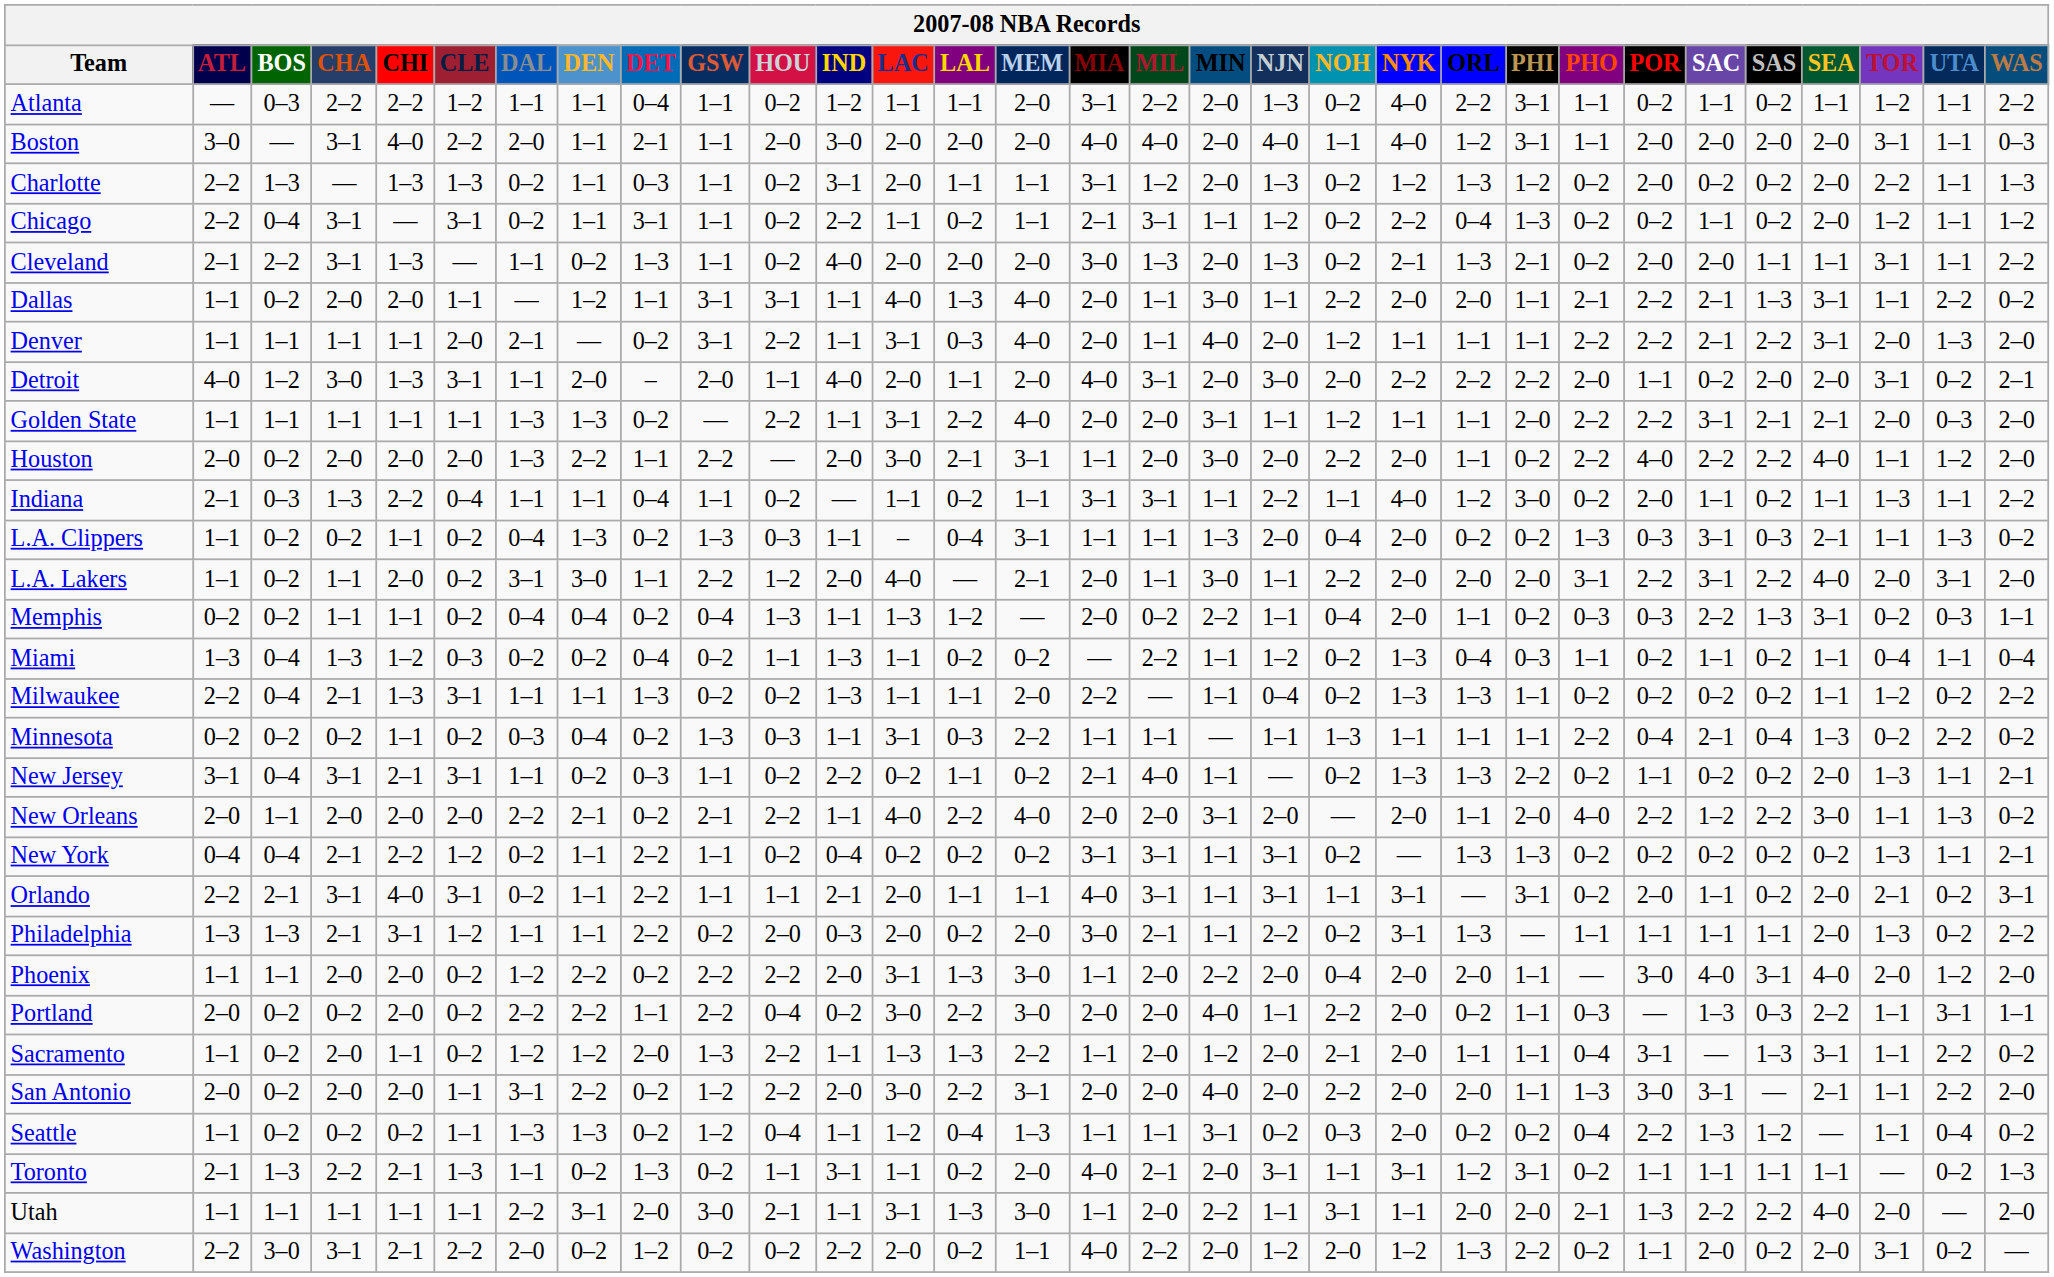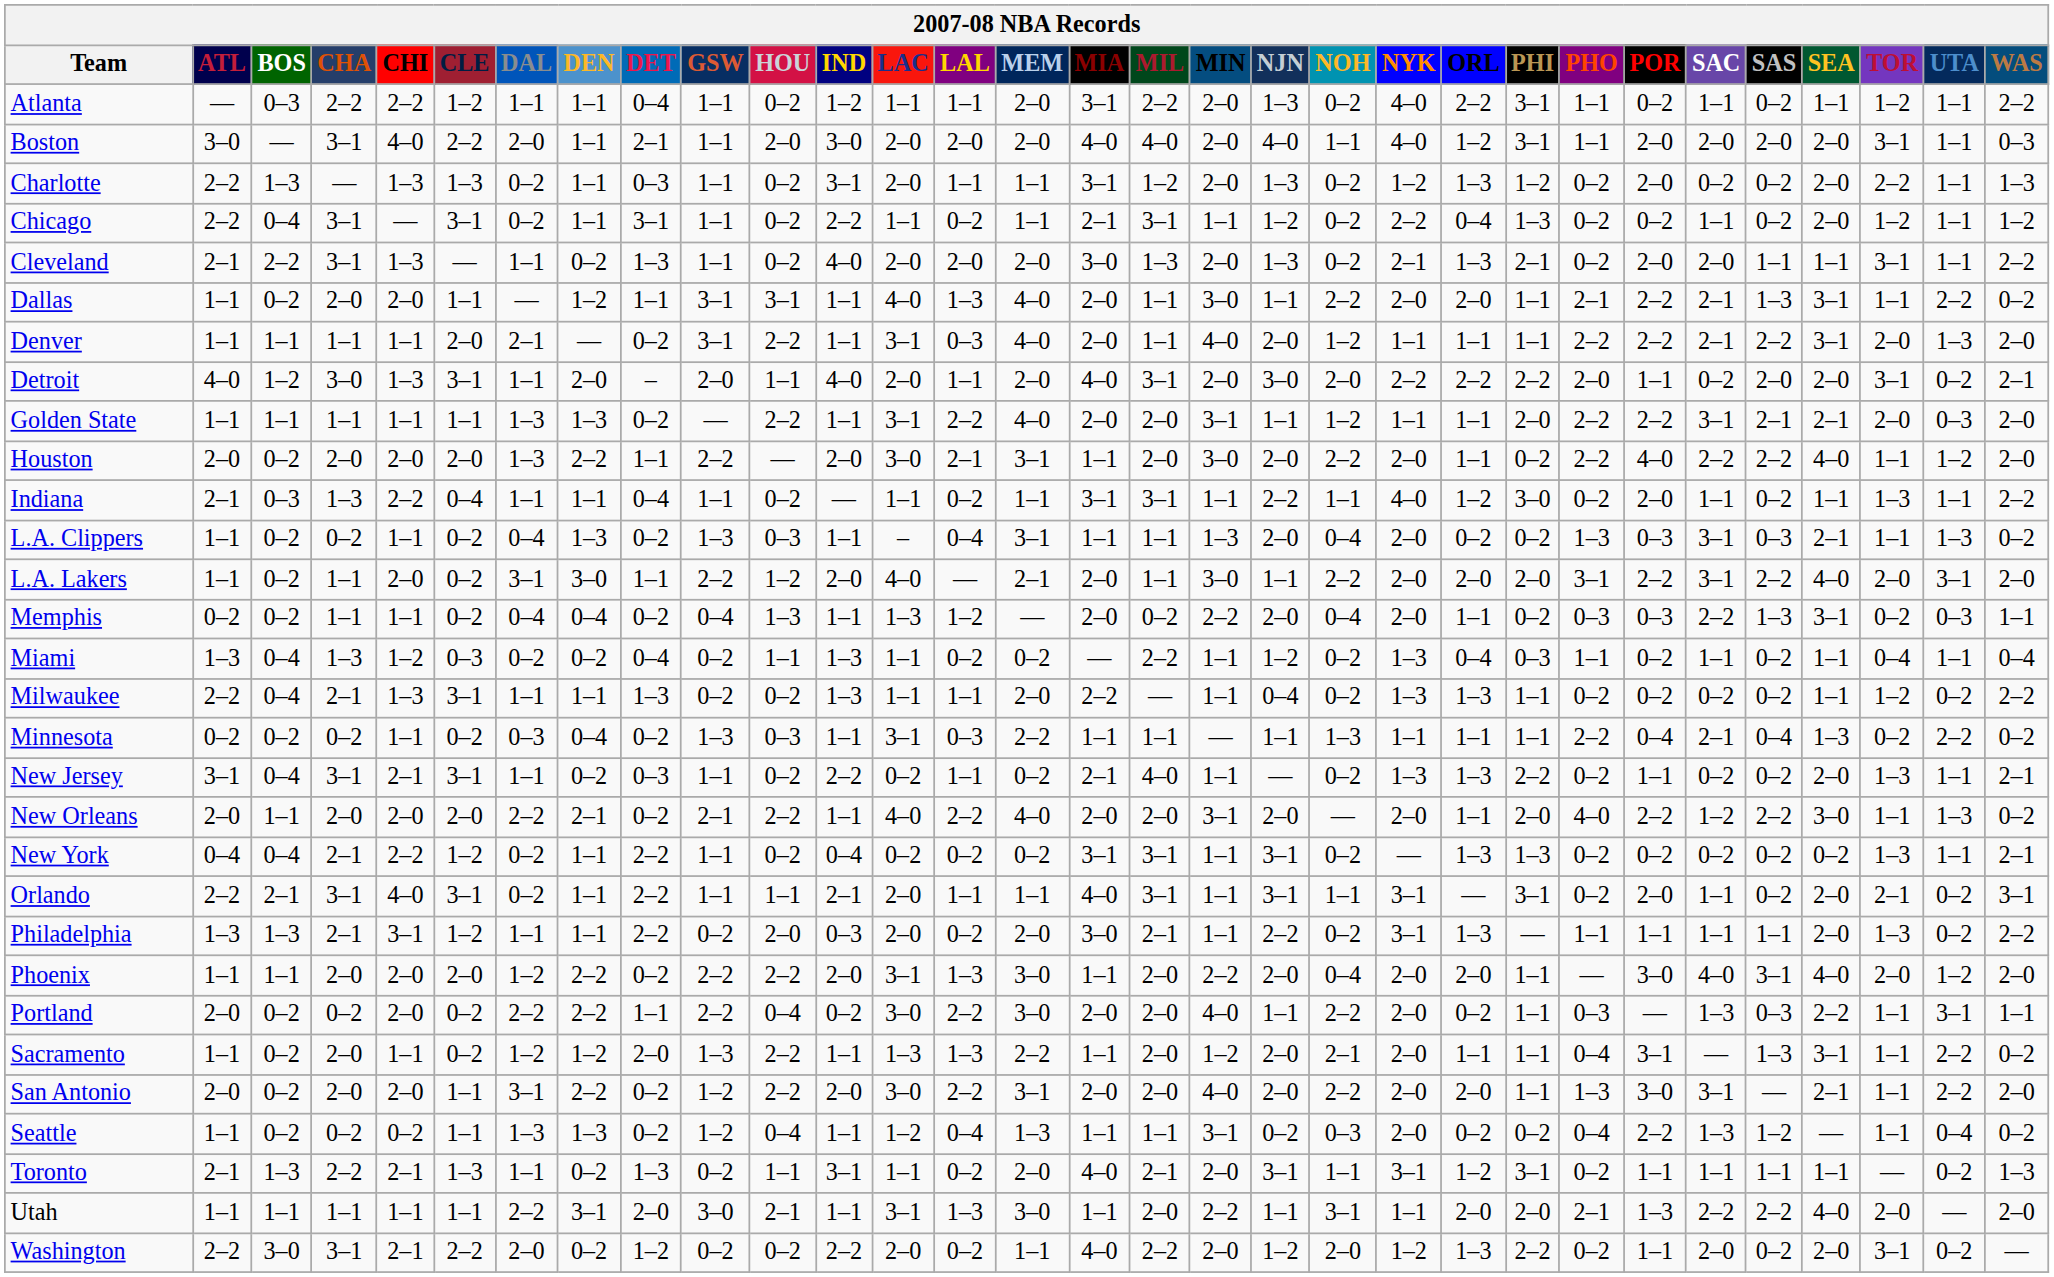(1280, 618) 1–1 -> (1280, 618) 2–0
(465, 974) 0–2 -> (465, 974) 2–0
